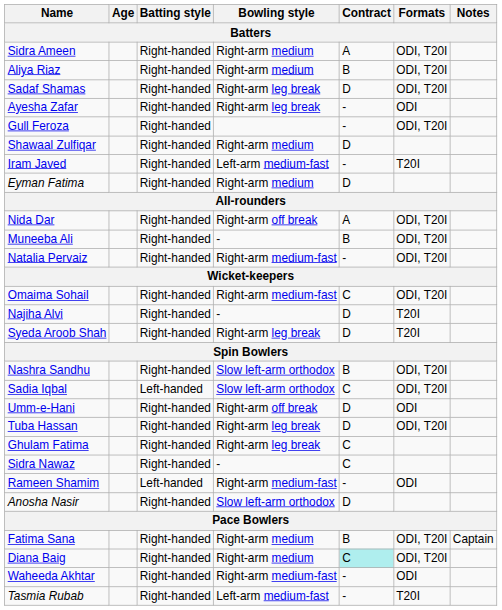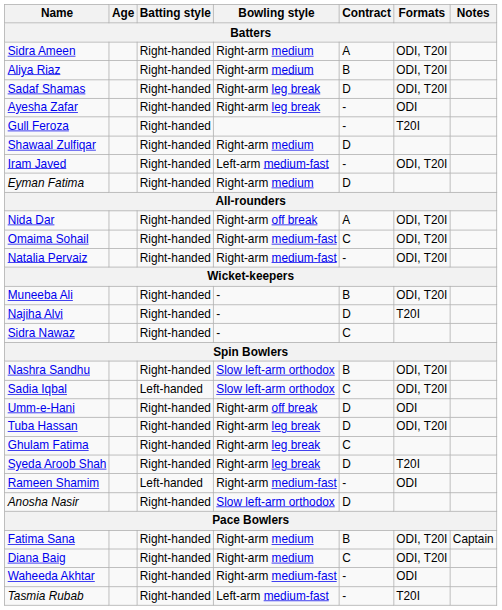(422, 126) ODI, T20I -> (408, 126) T20I
(408, 164) T20I -> (422, 164) ODI, T20I
rows swapped: (48, 295) <-> (40, 239)
rows swapped: (41, 464) <-> (57, 333)
(346, 558) paleturquoise background -> (346, 558) no background
